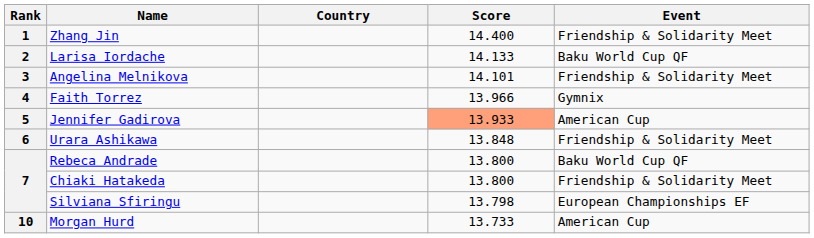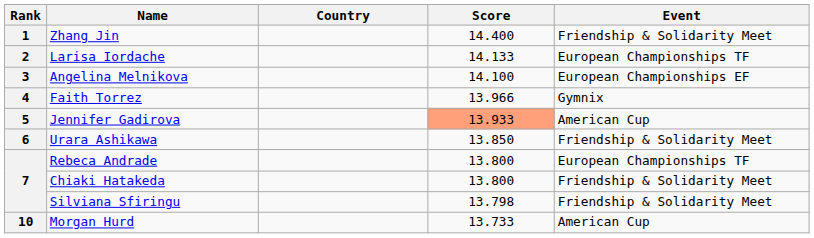(623, 56) Baku World Cup QF -> (654, 56) European Championships TF
(491, 77) 14.101 -> (491, 77) 14.100
(665, 77) Friendship & Solidarity Meet -> (654, 77) European Championships EF
(491, 139) 13.848 -> (491, 139) 13.850
(623, 160) Baku World Cup QF -> (654, 160) European Championships TF
(654, 202) European Championships EF -> (665, 202) Friendship & Solidarity Meet
